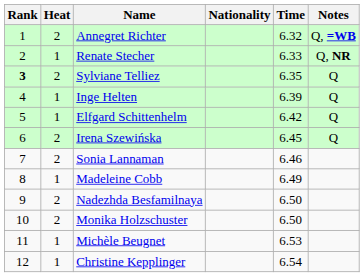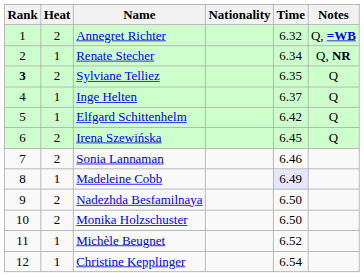(291, 55) 6.33 -> (291, 55) 6.34
(291, 96) 6.39 -> (291, 96) 6.37
(291, 179) no background -> (291, 179) lavender background
(291, 240) 6.53 -> (291, 240) 6.52
